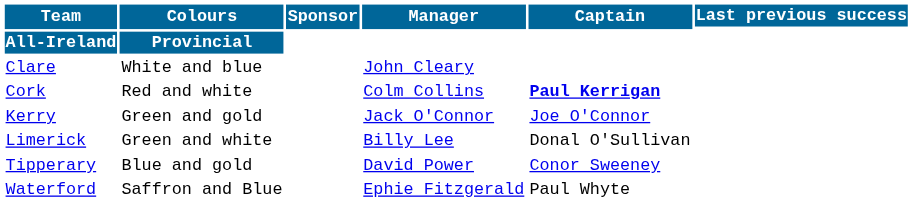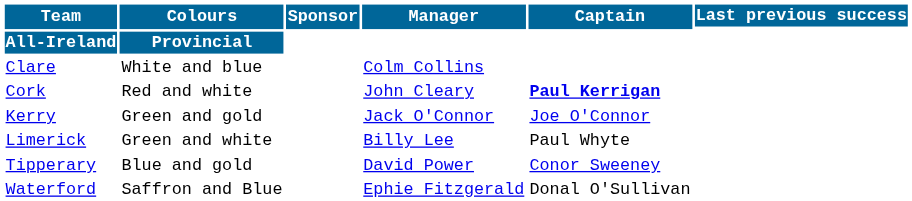(419, 67) John Cleary -> (424, 67) Colm Collins
(424, 92) Colm Collins -> (419, 92) John Cleary
(610, 141) Donal O'Sullivan -> (580, 141) Paul Whyte
(580, 190) Paul Whyte -> (610, 190) Donal O'Sullivan
